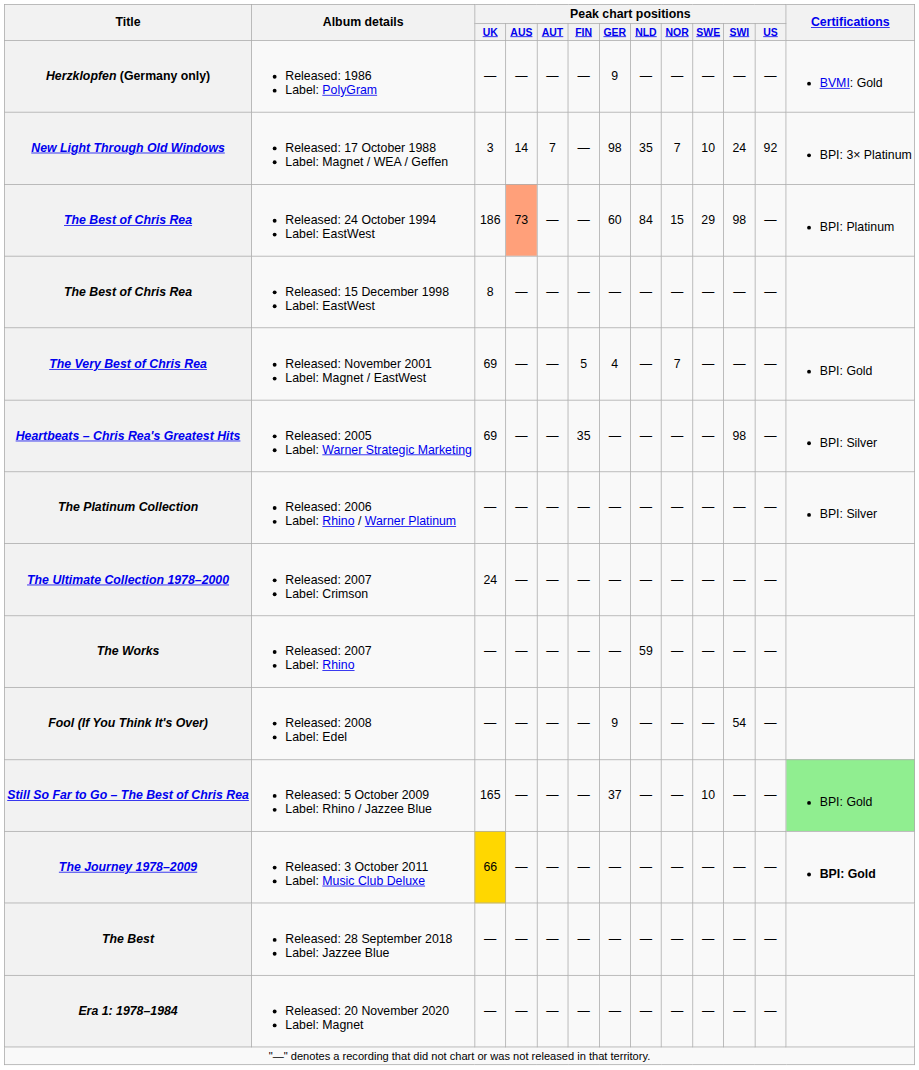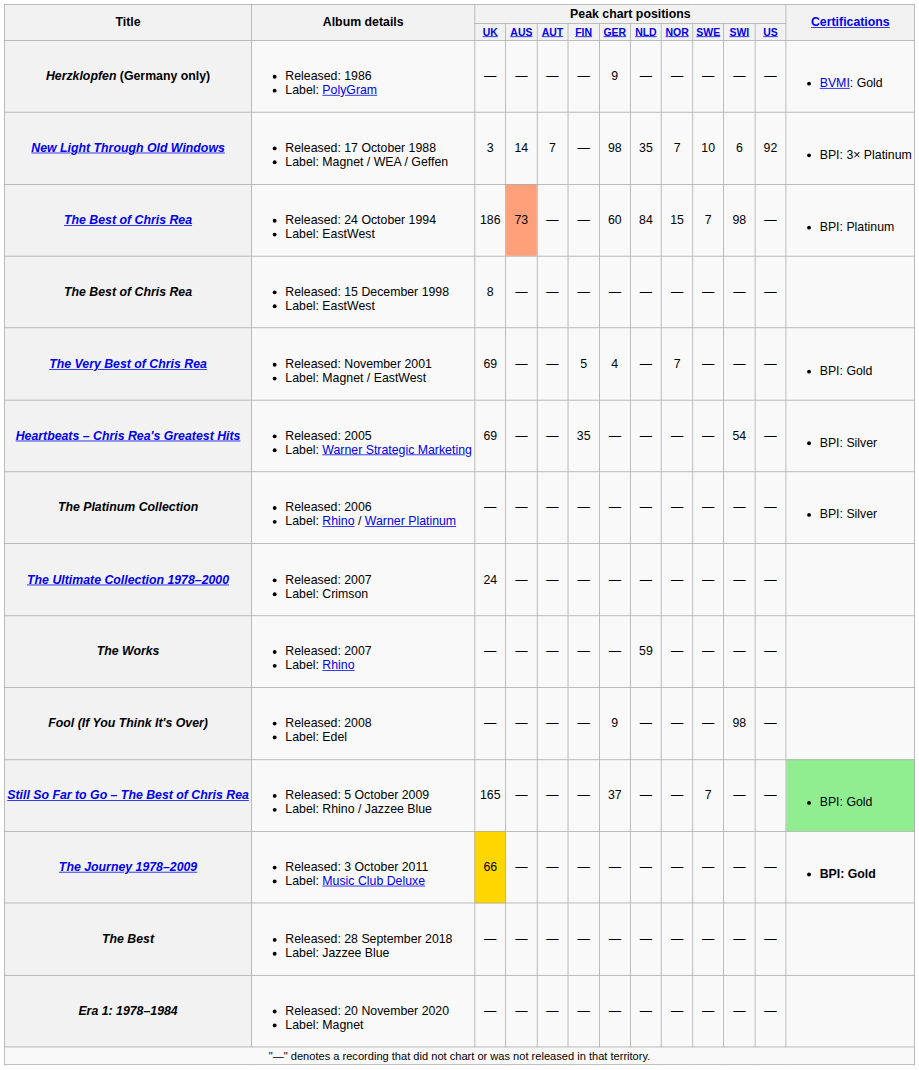(739, 148) 24 -> (739, 148) 6
(708, 220) 29 -> (708, 220) 7
(739, 435) 98 -> (739, 435) 54
(739, 723) 54 -> (739, 723) 98
(708, 795) 10 -> (708, 795) 7
